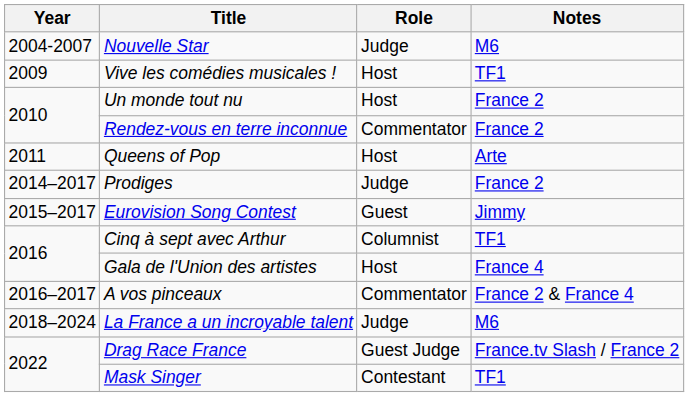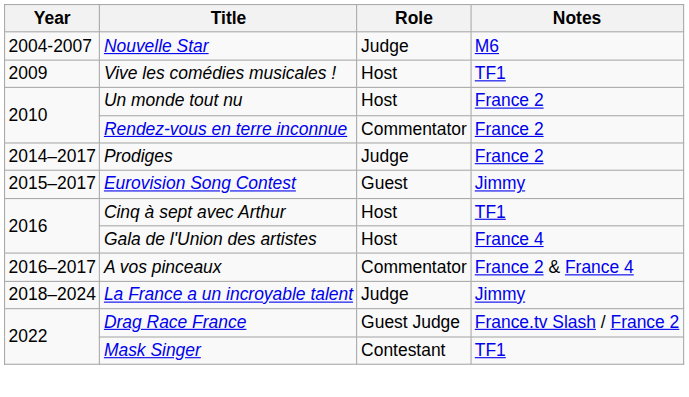- row: (162, 156)
(400, 239) Columnist -> (379, 211) Host
(487, 322) M6 -> (500, 294) Jimmy
